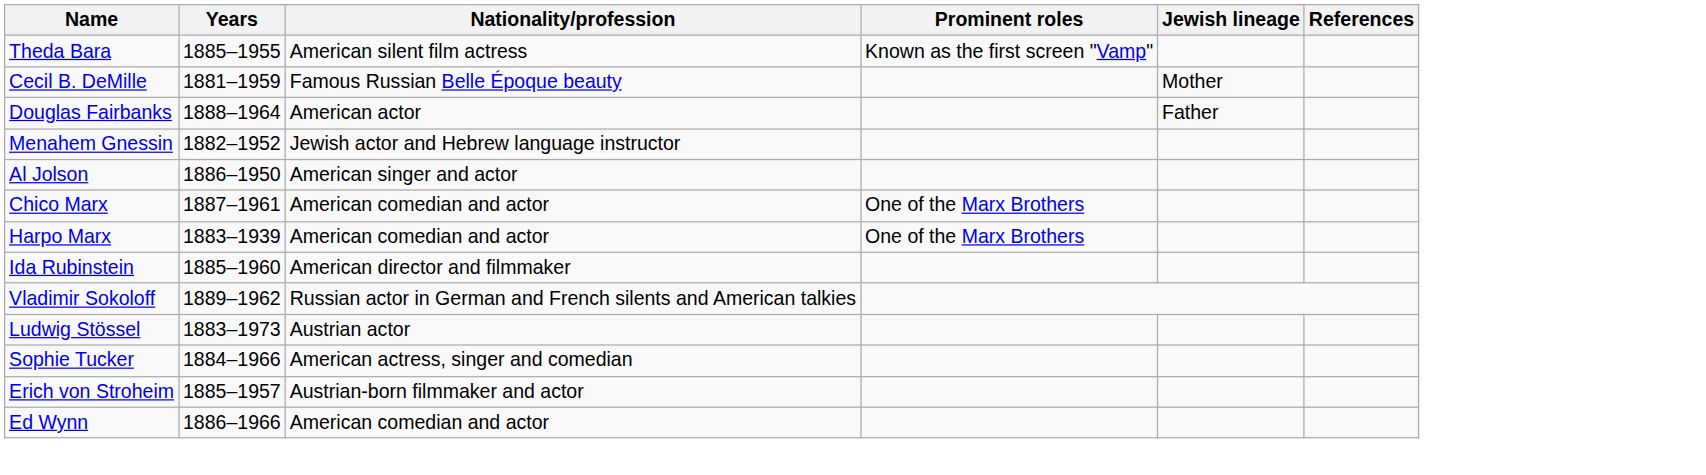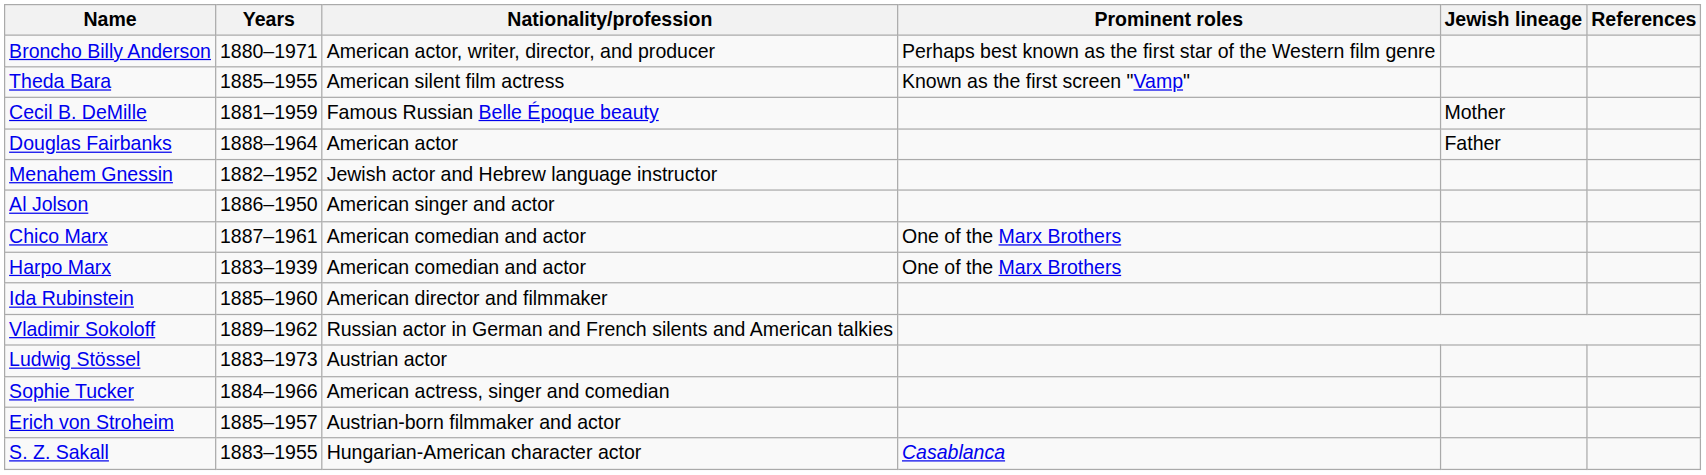+ row: (110, 50)
- row: (49, 422)
+ row: (59, 453)
